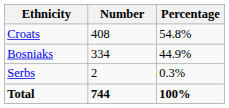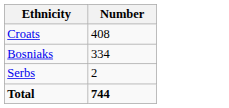- column: (190, 14)
